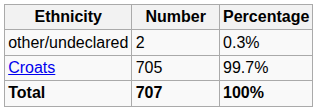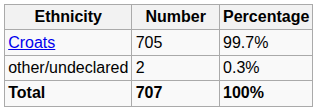rows swapped: (32, 67) <-> (68, 42)
